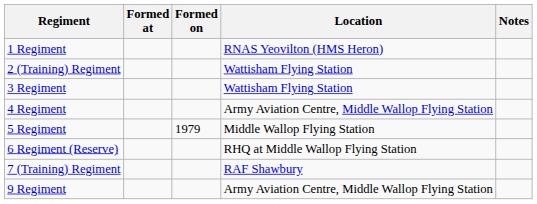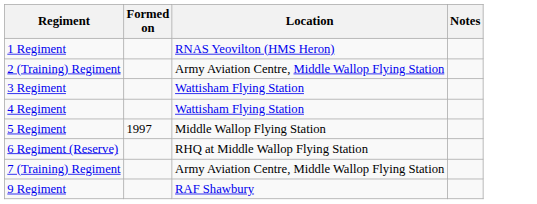- column: (148, 21)
(288, 68) Wattisham Flying Station -> (310, 68) Army Aviation Centre, Middle Wallop Flying Station
(358, 108) Army Aviation Centre, Middle Wallop Flying Station -> (240, 108) Wattisham Flying Station
(188, 128) 1979 -> (139, 128) 1997
(263, 169) RAF Shawbury -> (310, 169) Army Aviation Centre, Middle Wallop Flying Station
(358, 189) Army Aviation Centre, Middle Wallop Flying Station -> (215, 189) RAF Shawbury
